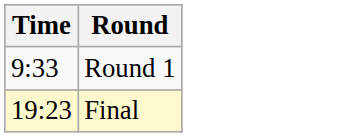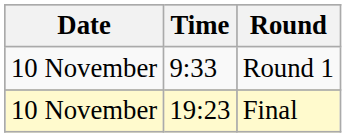+ column: (84, 25)
